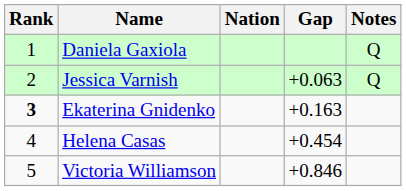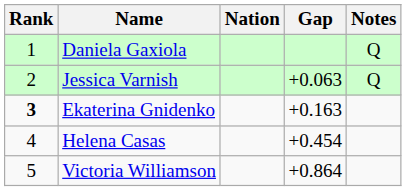(315, 170) +0.846 -> (315, 170) +0.864
